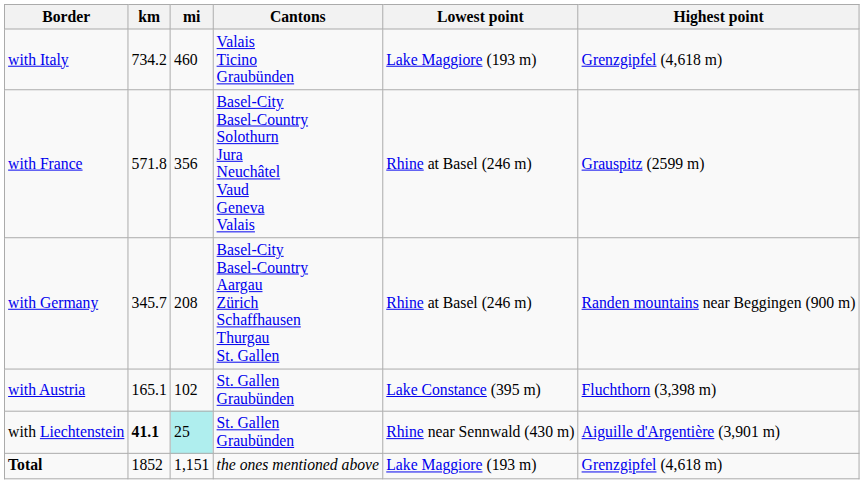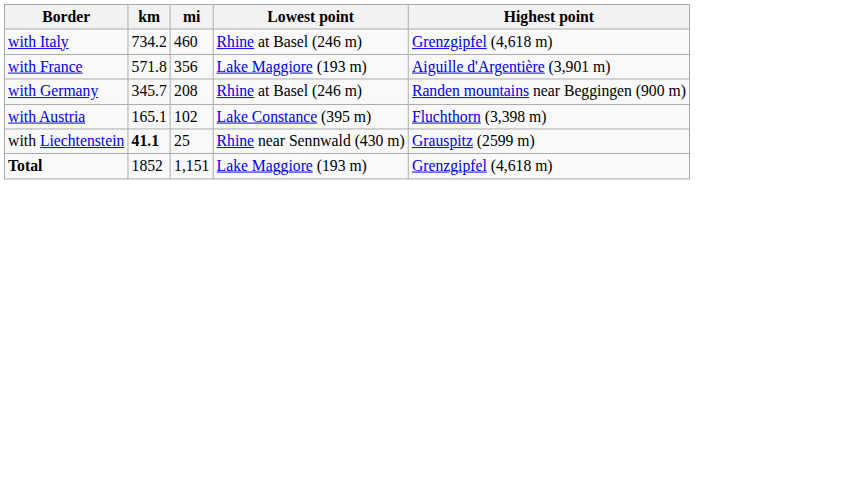- column: (298, 16)
(461, 59) Lake Maggiore (193 m) -> (289, 41) Rhine at Basel (246 m)
(459, 163) Rhine at Basel (246 m) -> (292, 66) Lake Maggiore (193 m)
(643, 163) Grauspitz (2599 m) -> (511, 66) Aiguille d'Argentière (3,901 m)
(182, 432) paleturquoise background -> (182, 141) no background
(681, 432) Aiguille d'Argentière (3,901 m) -> (473, 141) Grauspitz (2599 m)
